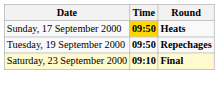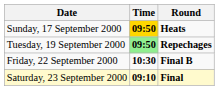(144, 45) no background -> (144, 45) lightgreen background
+ row: (62, 61)
